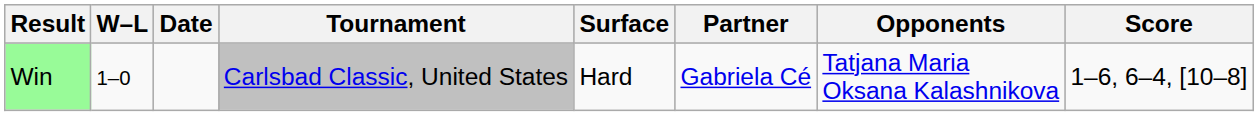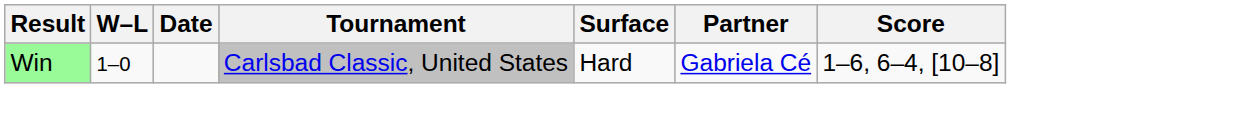- column: (941, 23)
